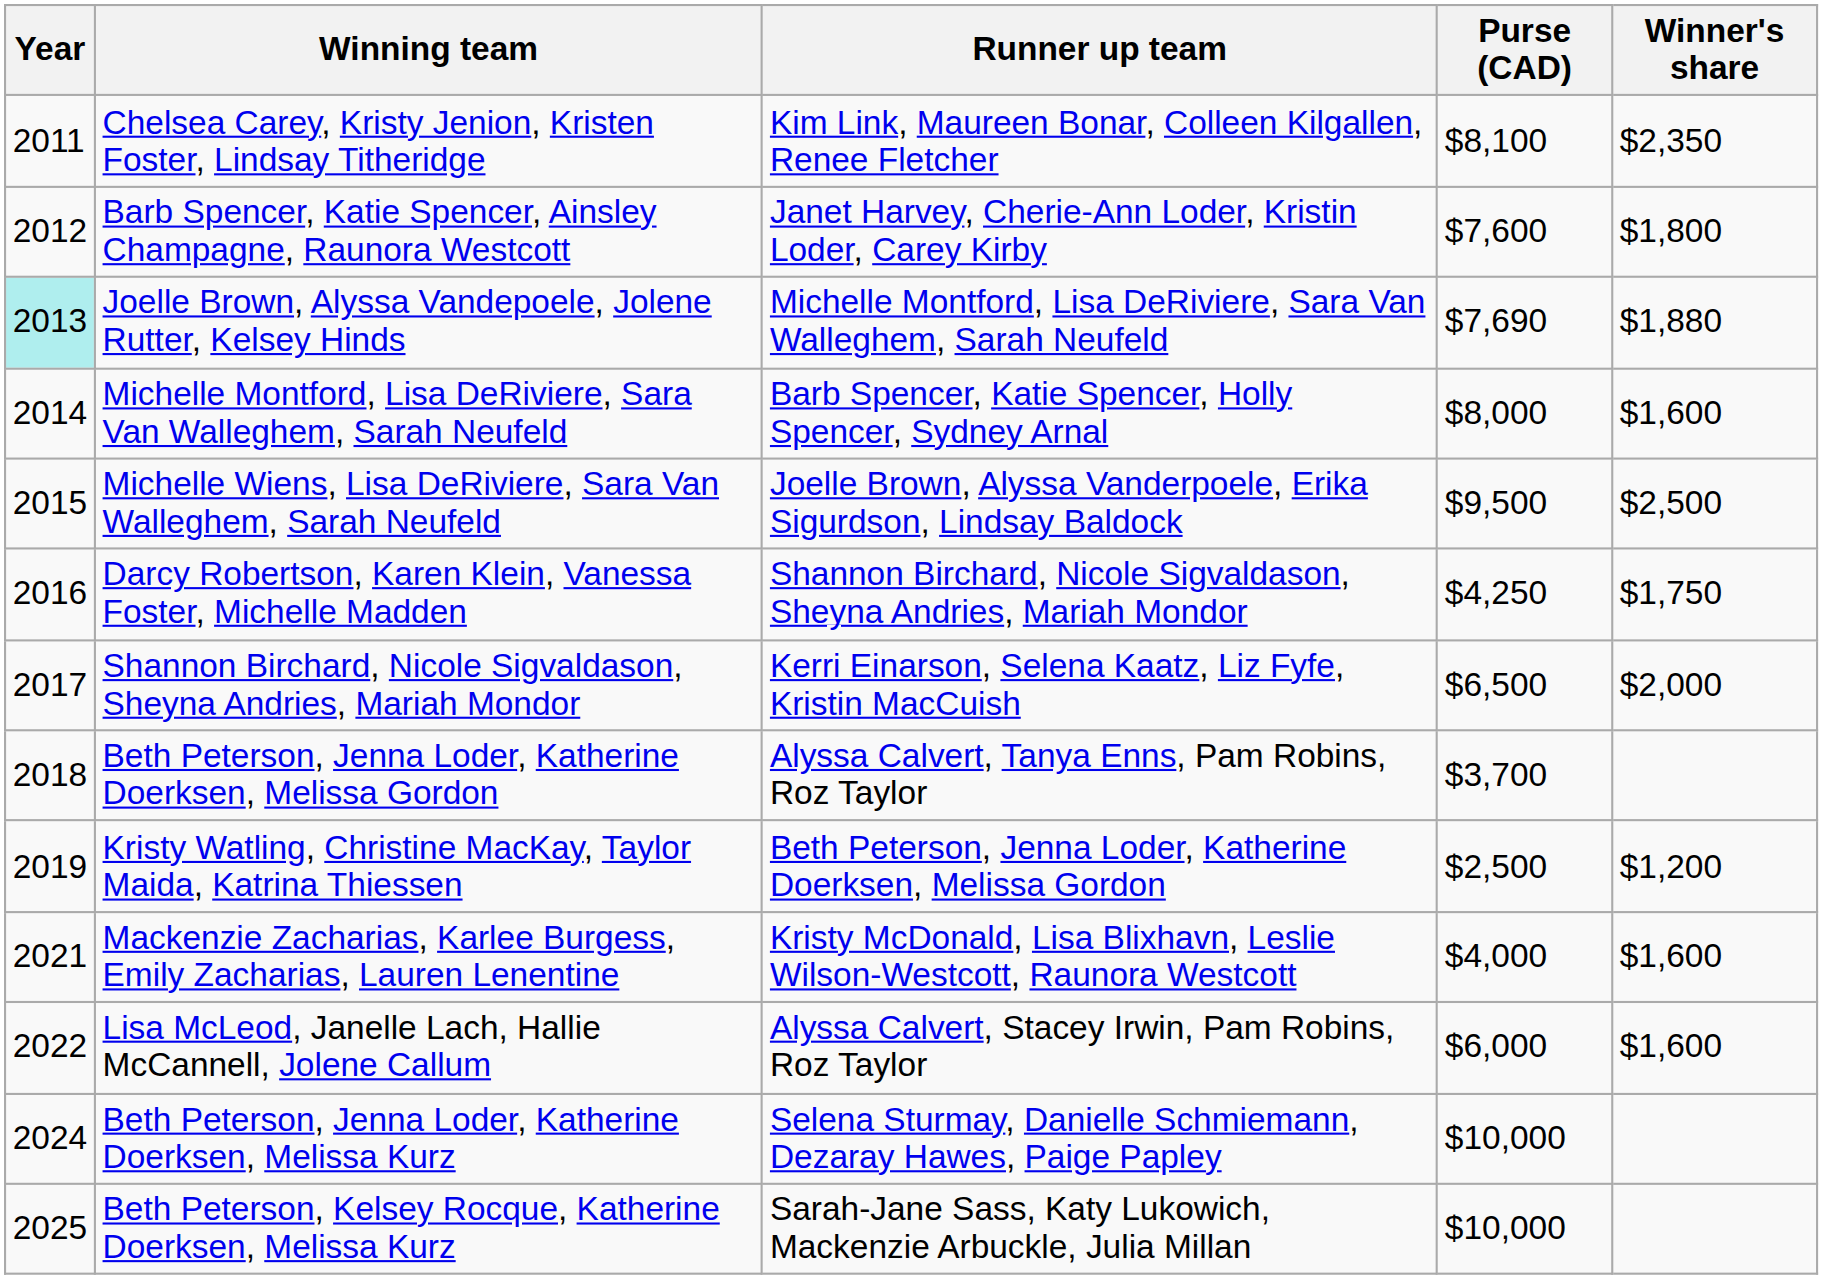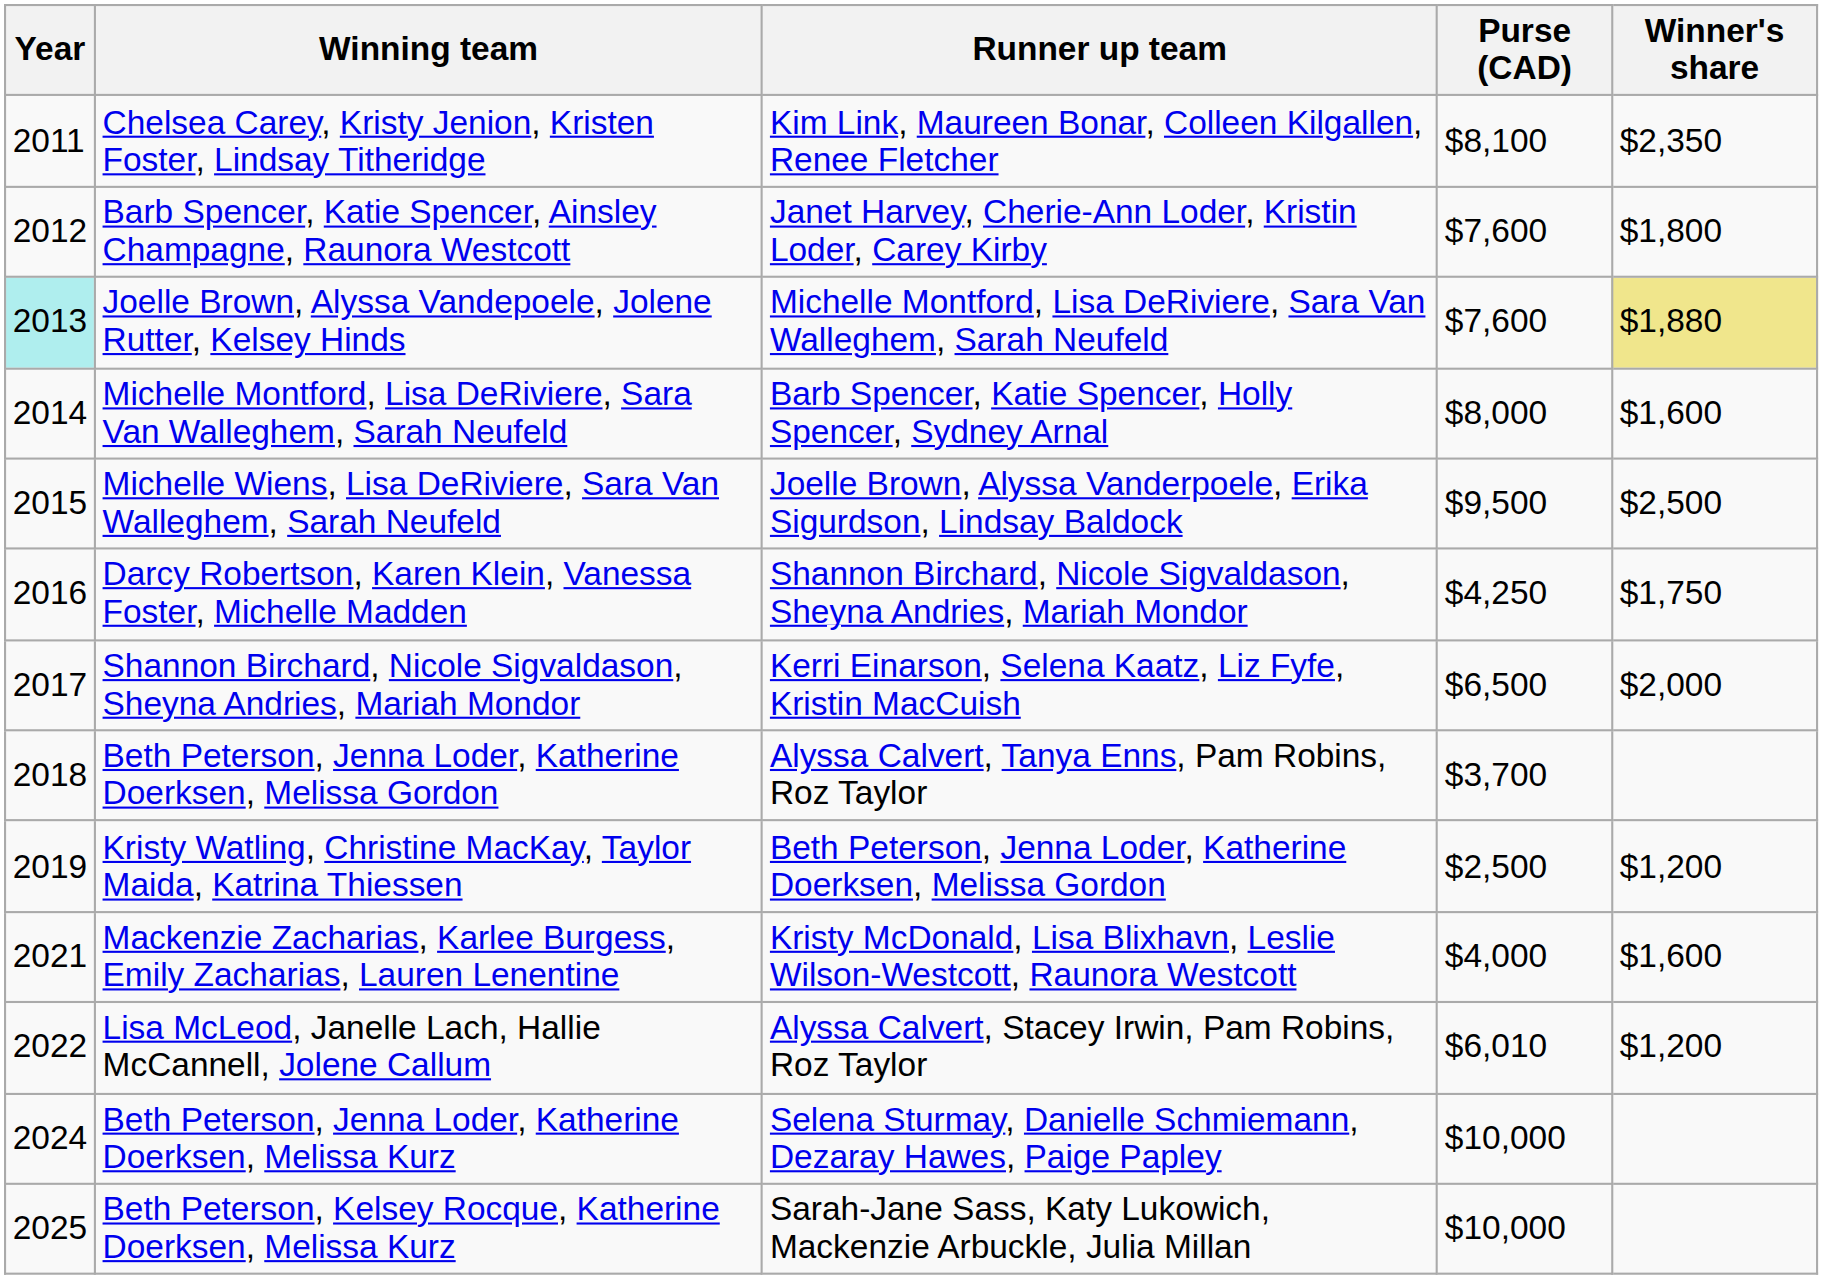(1496, 321) $7,690 -> (1496, 321) $7,600
(1671, 321) no background -> (1671, 321) khaki background
(1496, 1047) $6,000 -> (1496, 1047) $6,010
(1671, 1047) $1,600 -> (1671, 1047) $1,200
